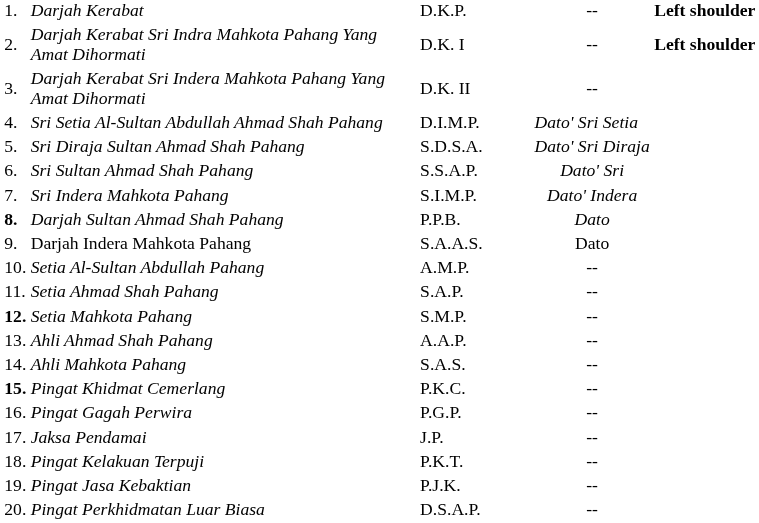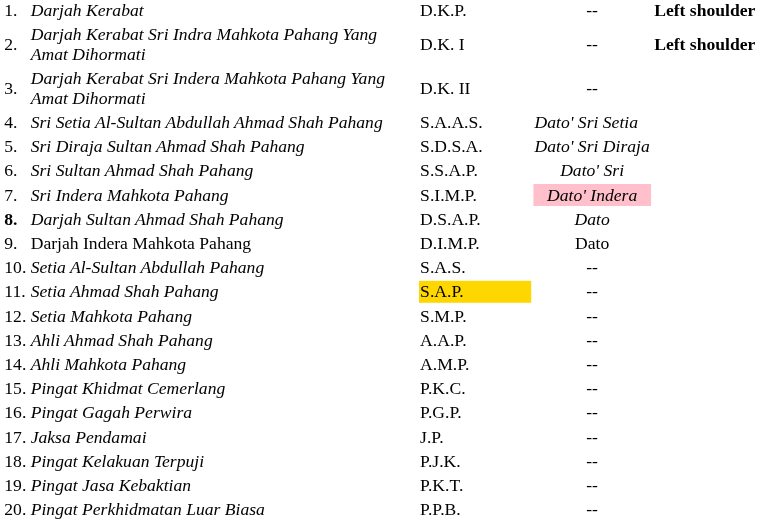(450, 122) D.I.M.P. -> (451, 122) S.A.A.S.
(592, 194) no background -> (592, 194) pink background
(440, 219) P.P.B. -> (450, 219) D.S.A.P.
(451, 243) S.A.A.S. -> (450, 243) D.I.M.P.
(445, 267) A.M.P. -> (443, 267) S.A.S.
(442, 291) no background -> (442, 291) gold background
(15, 315) bold -> (15, 315) normal
(443, 364) S.A.S. -> (445, 364) A.M.P.
(15, 388) bold -> (15, 388) normal
(442, 461) P.K.T. -> (440, 461) P.J.K.
(440, 485) P.J.K. -> (442, 485) P.K.T.
(450, 509) D.S.A.P. -> (440, 509) P.P.B.
